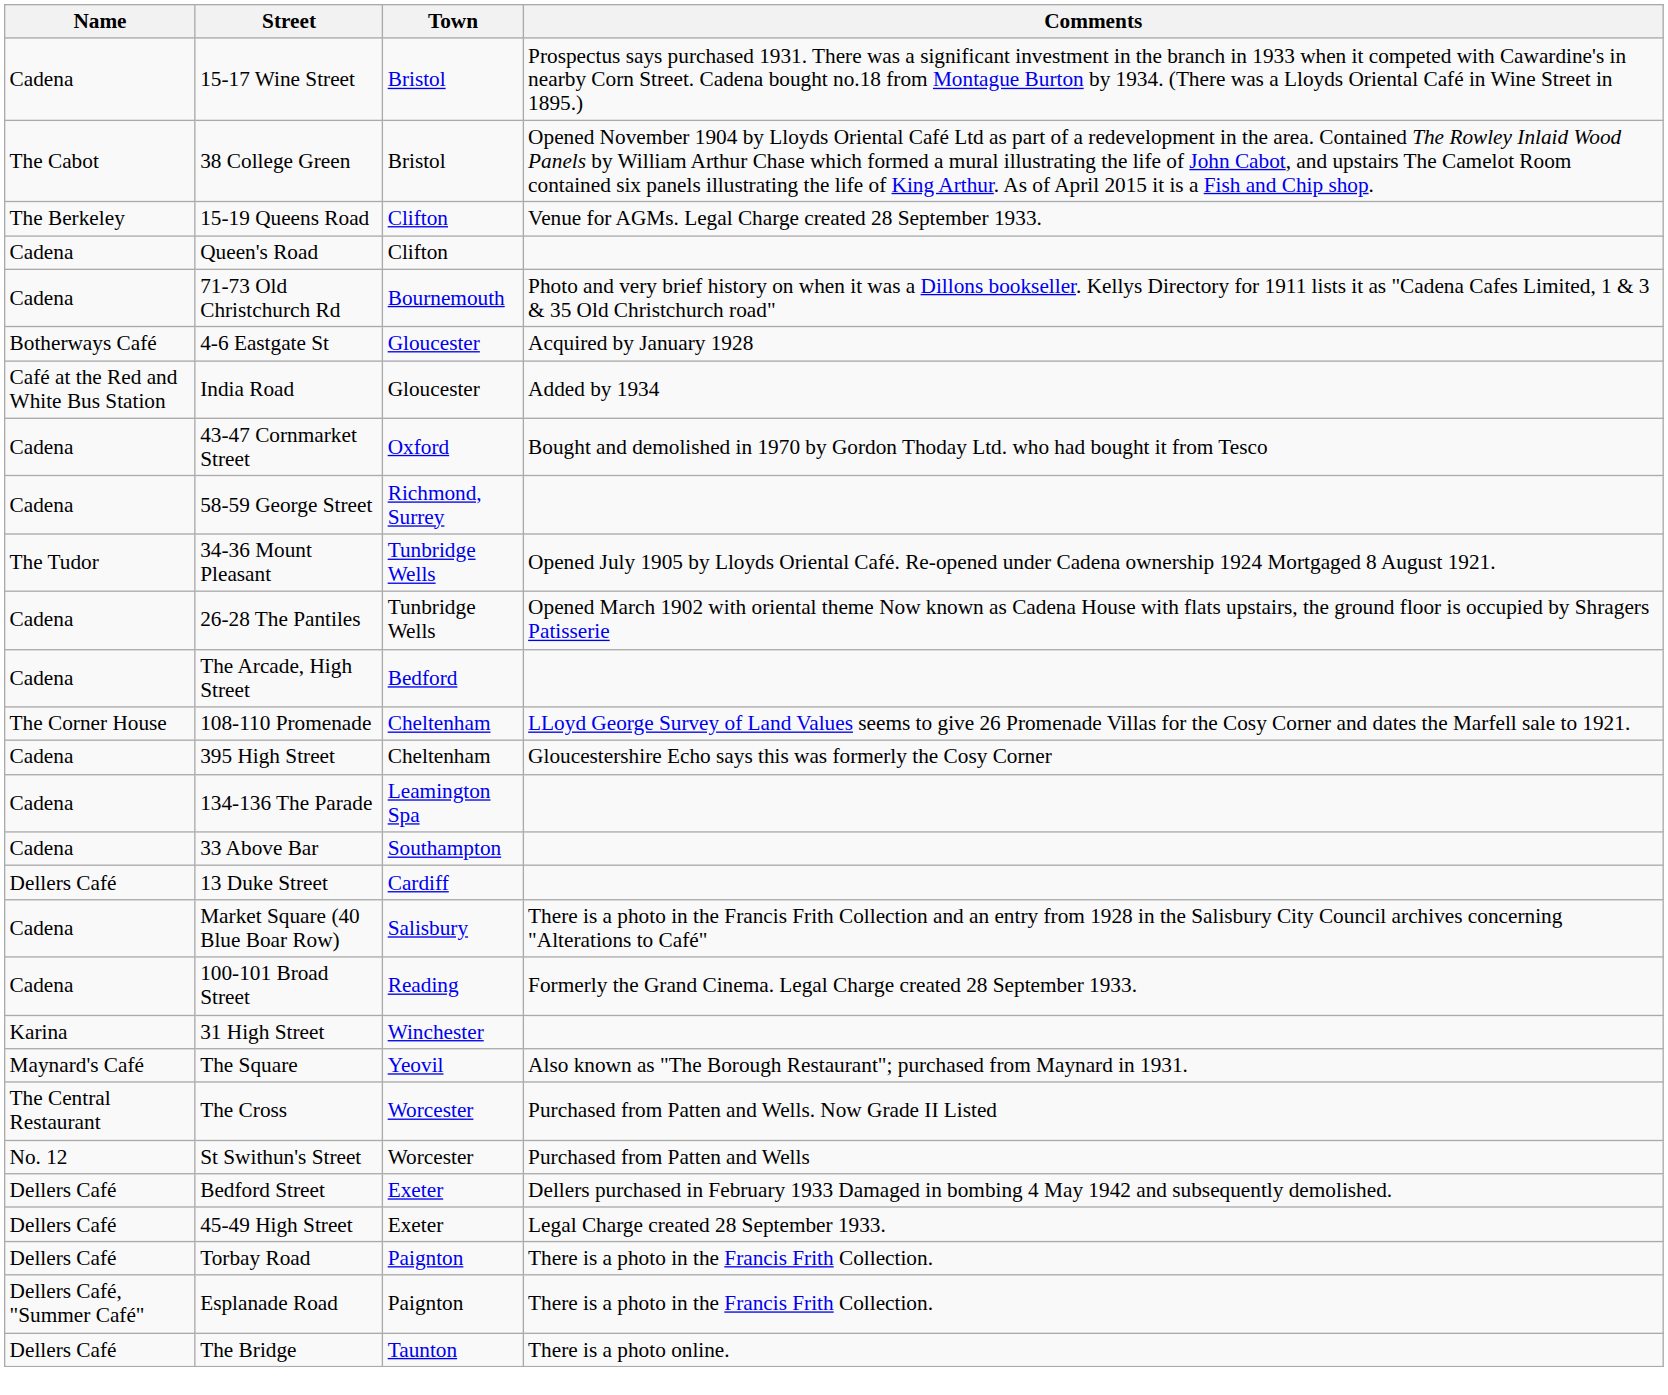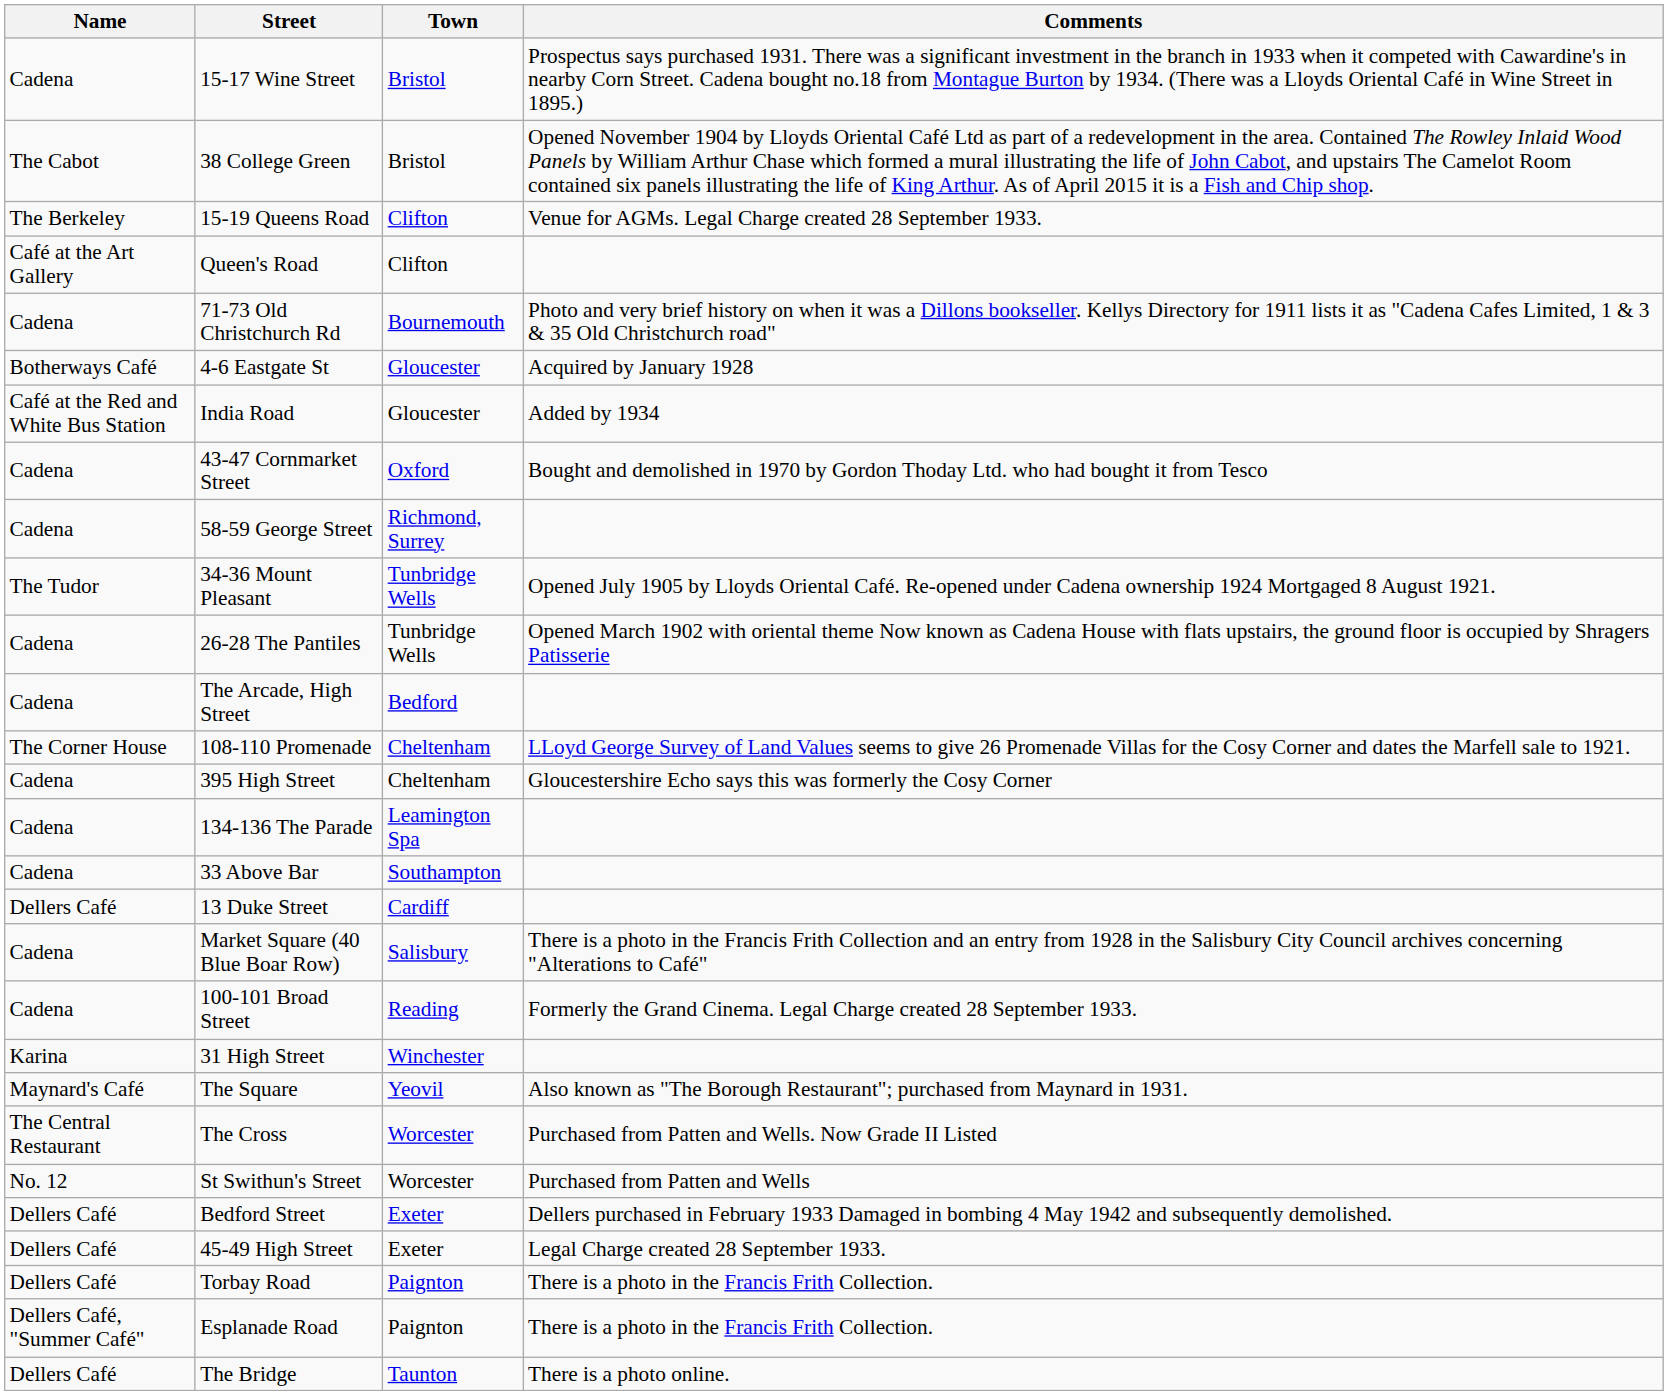(41, 252) Cadena -> (72, 264) Café at the Art Gallery
